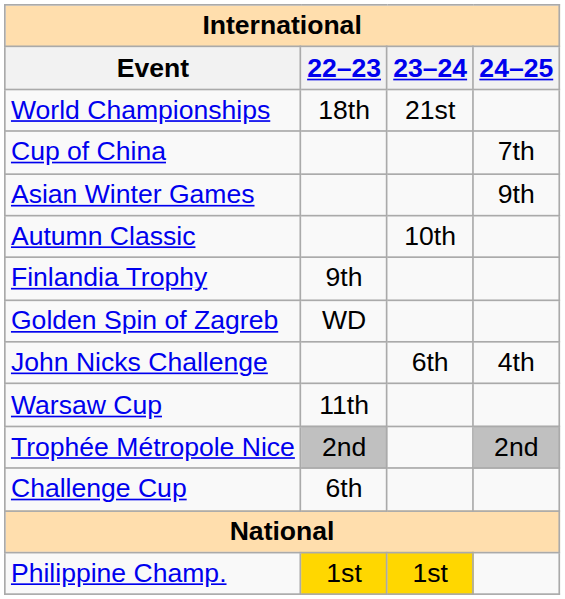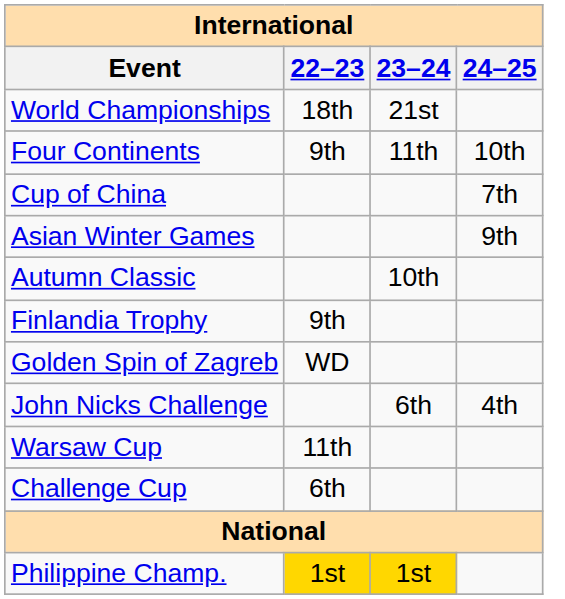+ row: (105, 151)
- row: (153, 446)
